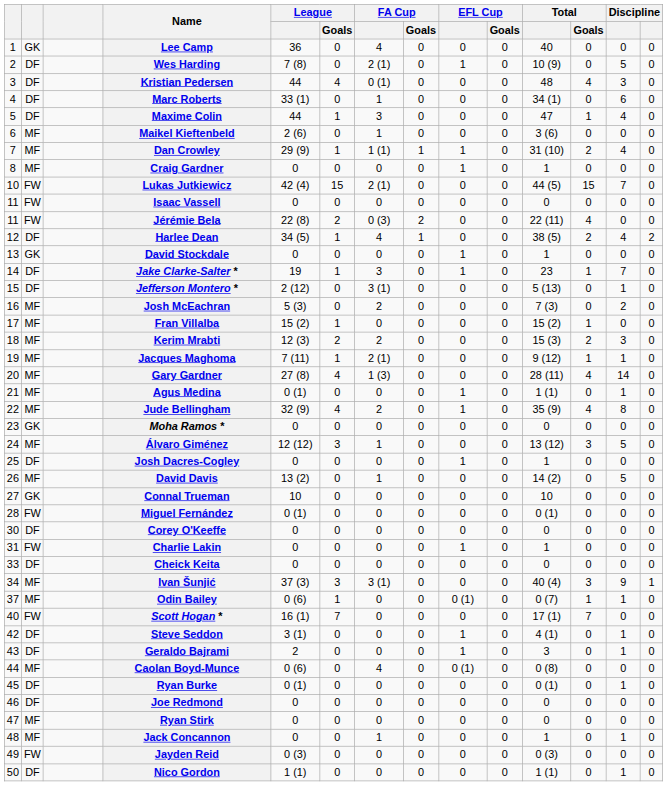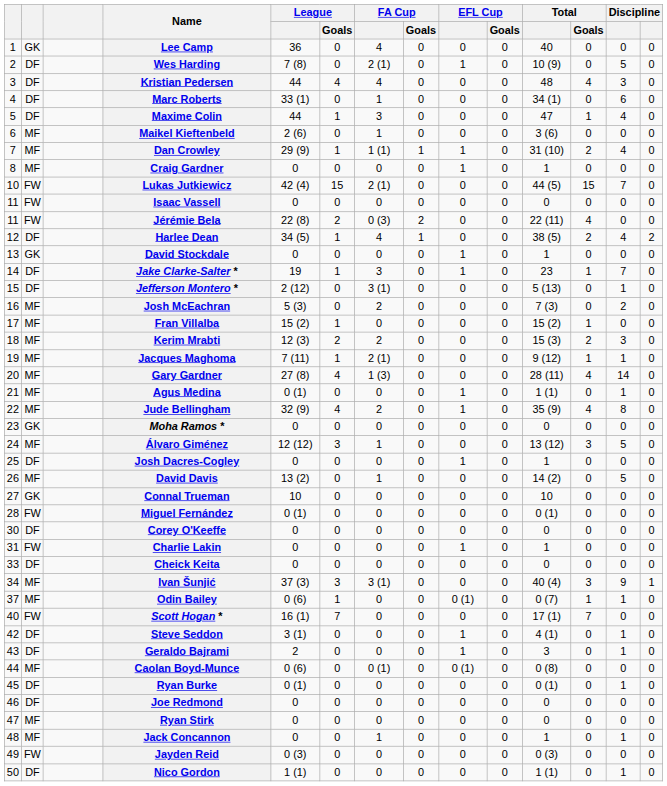(379, 82) 0 (1) -> (379, 82) 4
(379, 668) 4 -> (379, 668) 0 (1)
